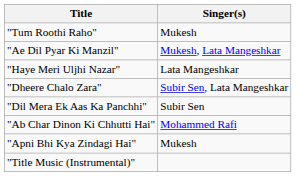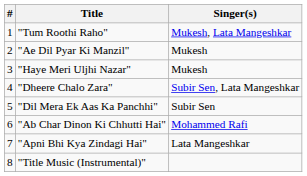+ column: (10, 13)
(178, 32) Mukesh -> (231, 32) Mukesh, Lata Mangeshkar
(220, 51) Mukesh, Lata Mangeshkar -> (189, 51) Mukesh
(199, 69) Lata Mangeshkar -> (189, 69) Mukesh
(178, 143) Mukesh -> (210, 143) Lata Mangeshkar
